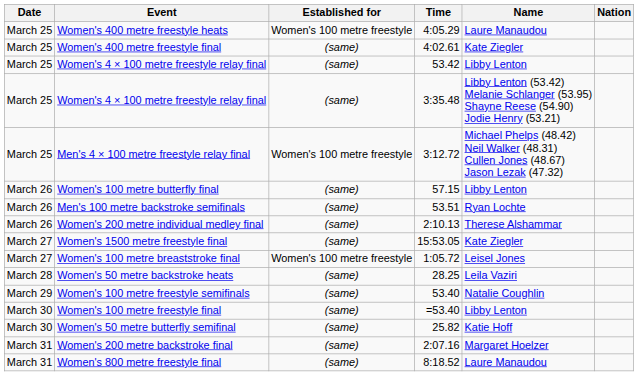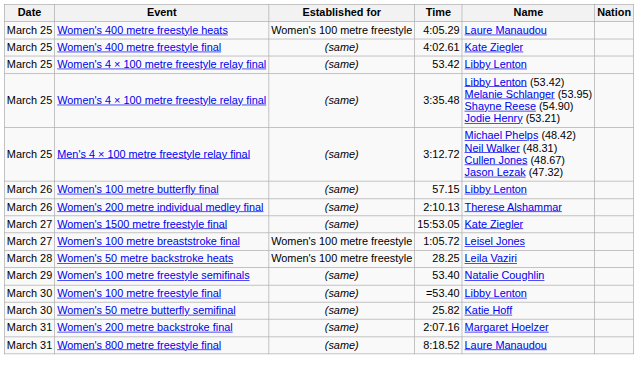(342, 154) Women's 100 metre freestyle -> (342, 154) (same)
- row: (151, 207)
(342, 276) (same) -> (342, 259) Women's 100 metre freestyle
